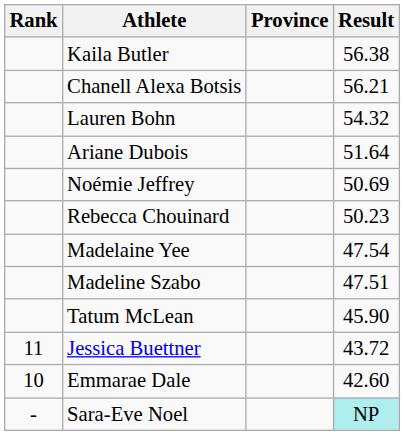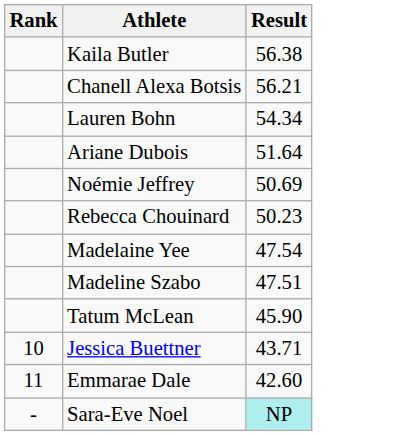- column: (290, 20)
(366, 119) 54.32 -> (279, 119) 54.34
(33, 348) 11 -> (33, 348) 10
(366, 348) 43.72 -> (279, 348) 43.71
(33, 380) 10 -> (33, 380) 11
